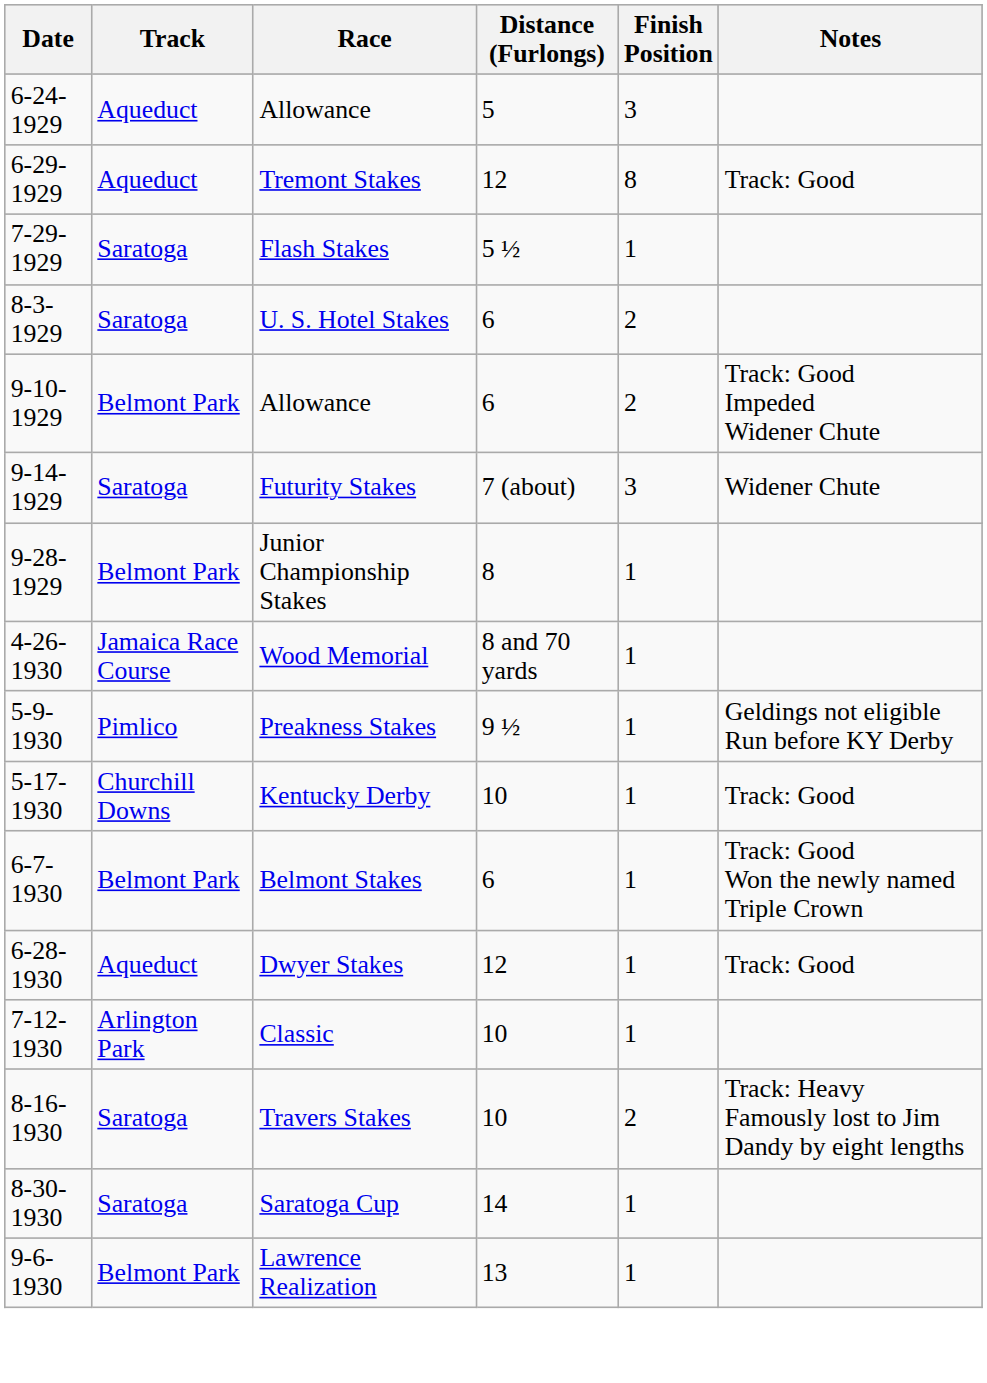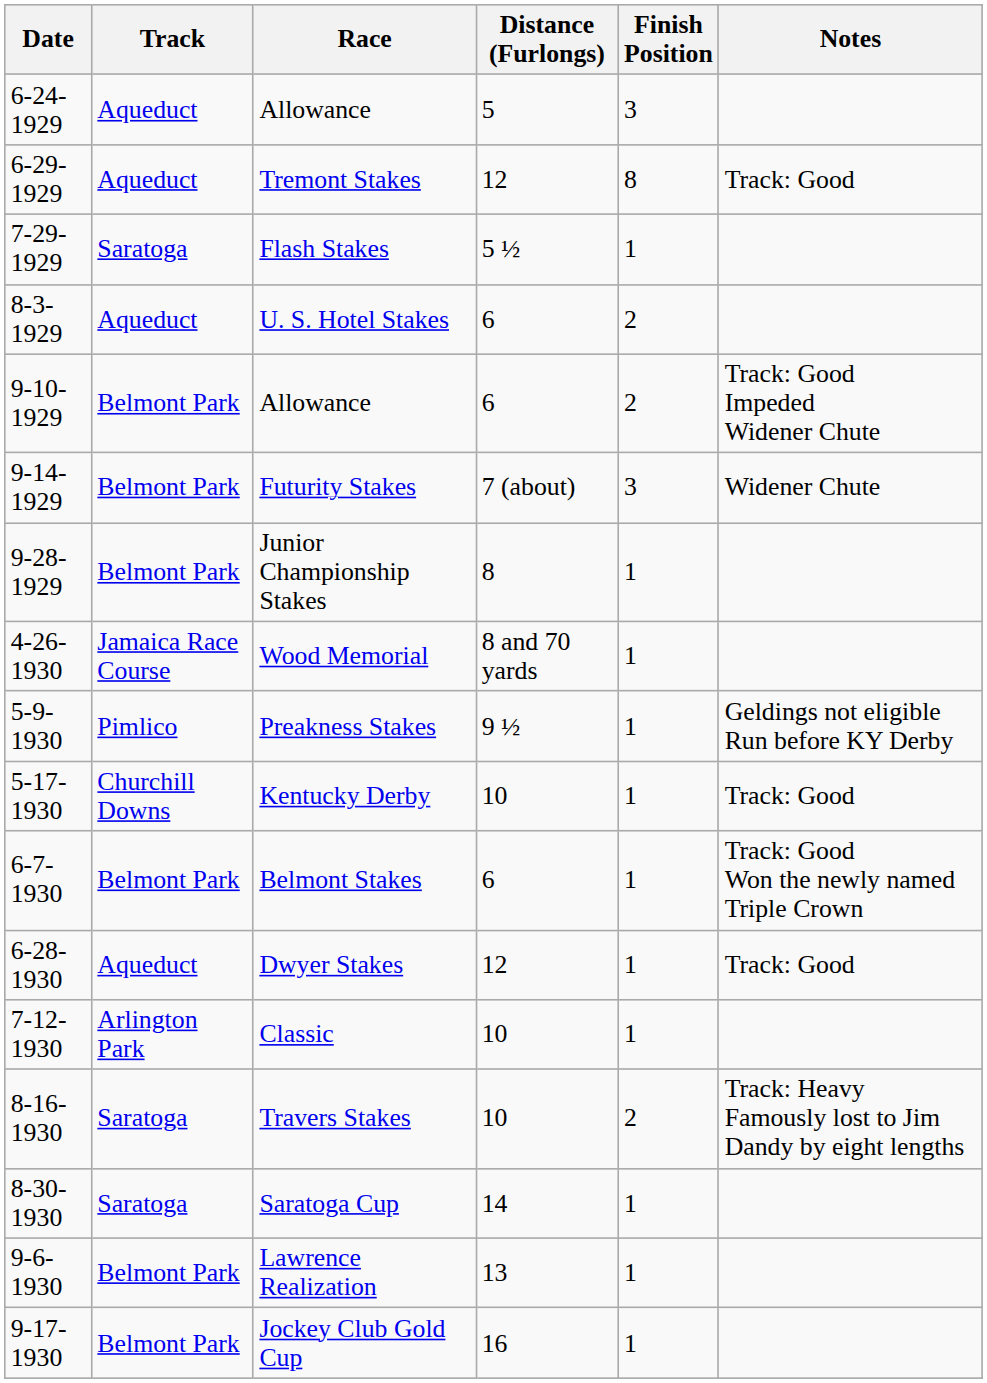(142, 318) Saratoga -> (147, 318) Aqueduct
(142, 487) Saratoga -> (169, 487) Belmont Park
+ row: (39, 1342)
